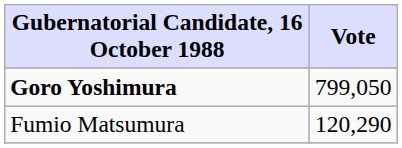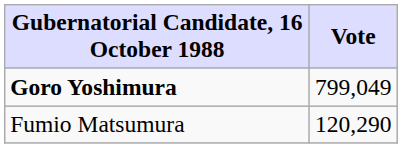(353, 86) 799,050 -> (353, 86) 799,049
